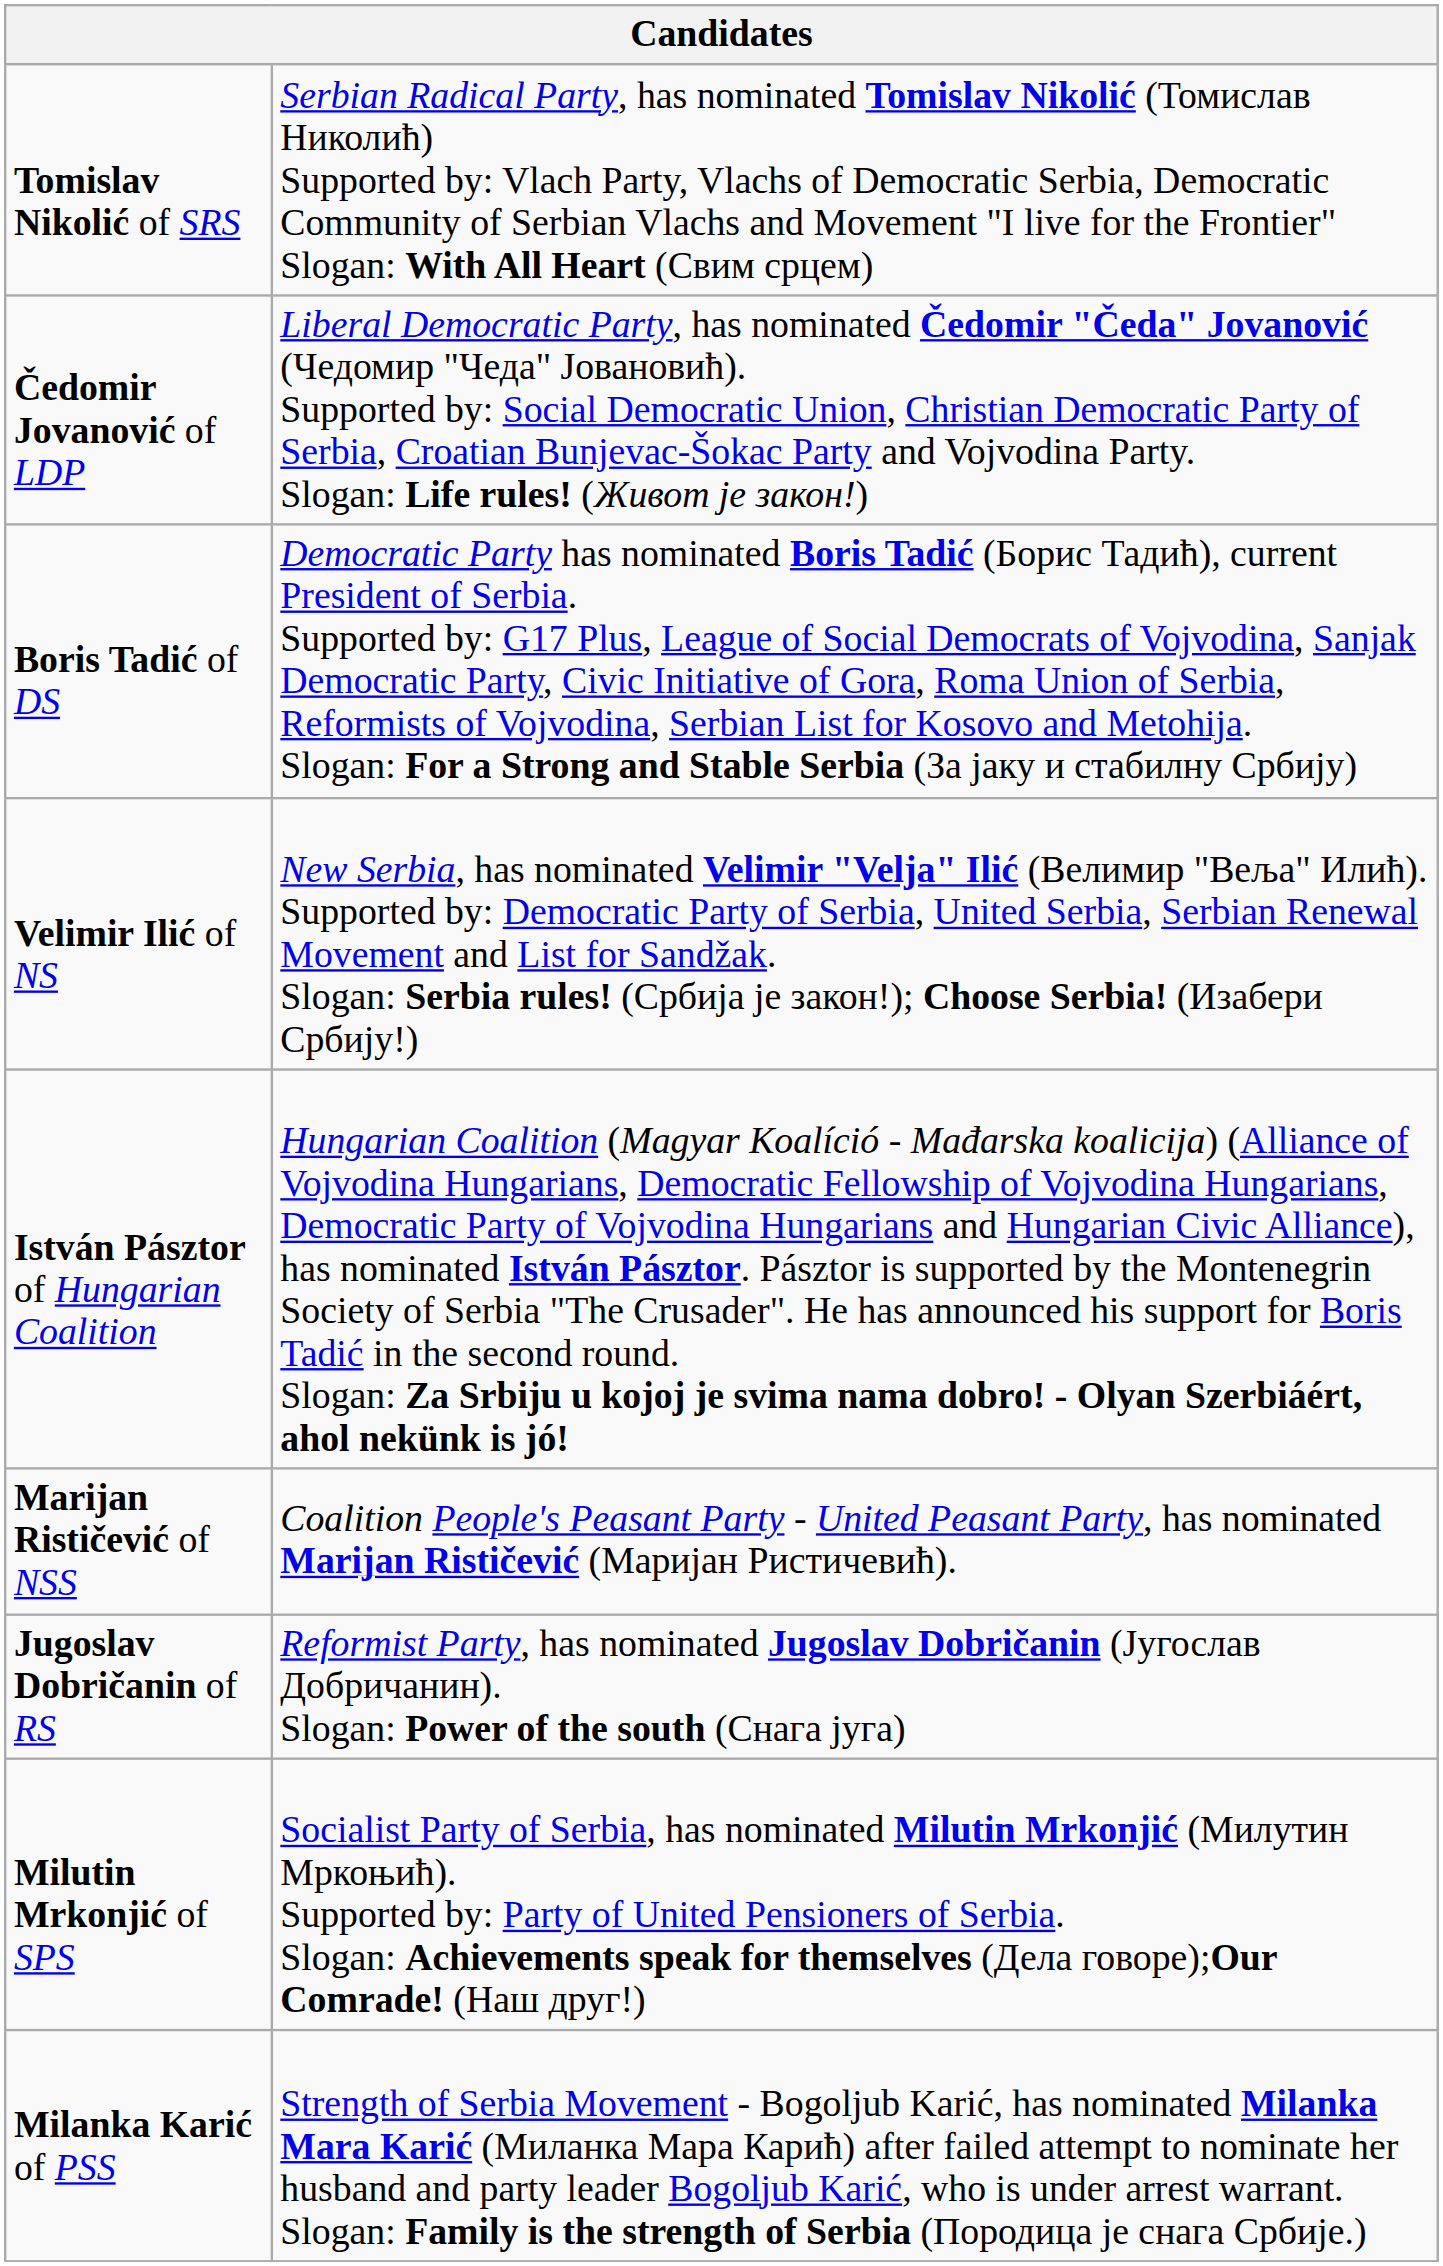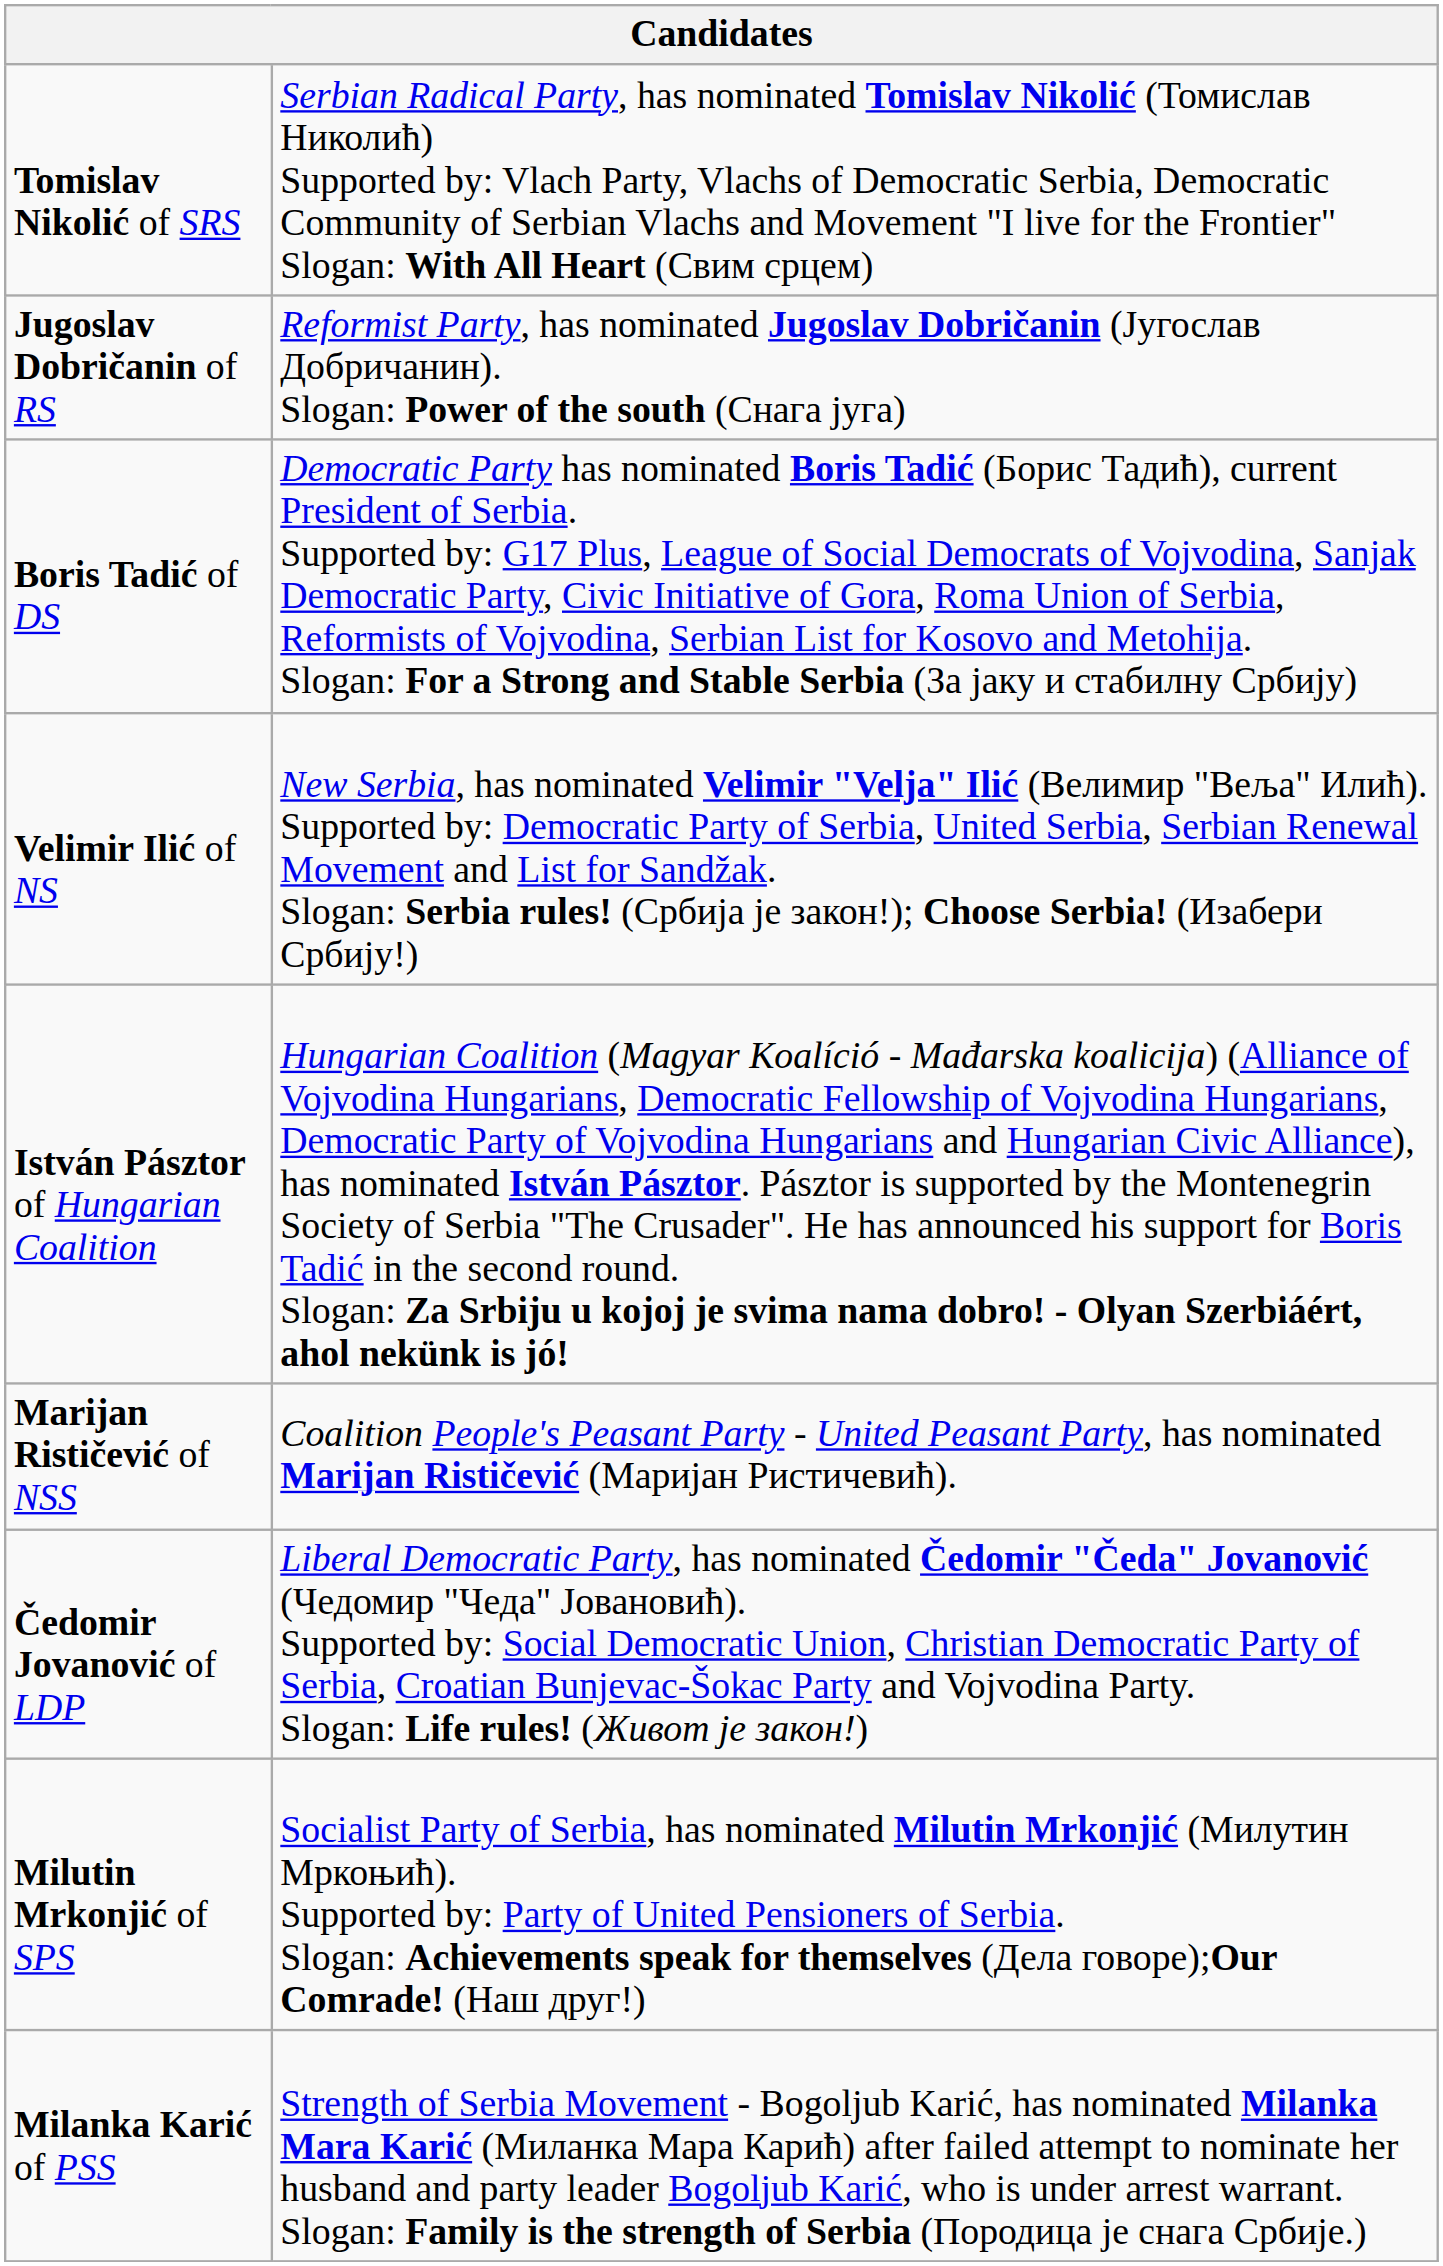rows swapped: (126, 1685) <-> (115, 430)
